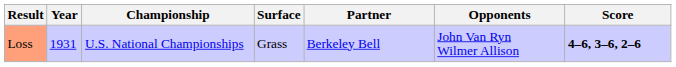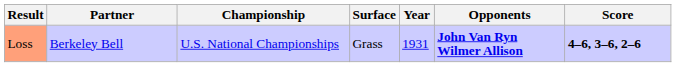columns swapped: (64, 15) <-> (369, 15)
(478, 43) normal -> (480, 43) bold
